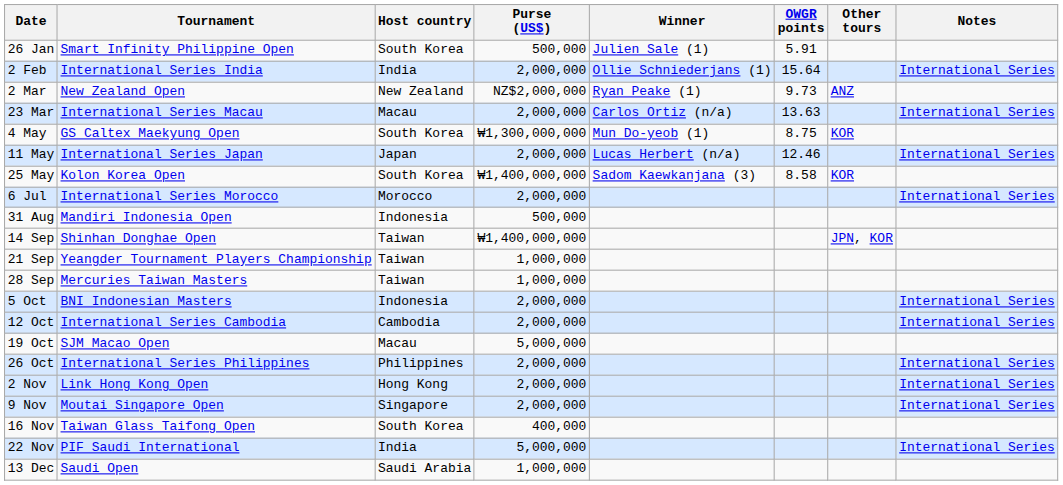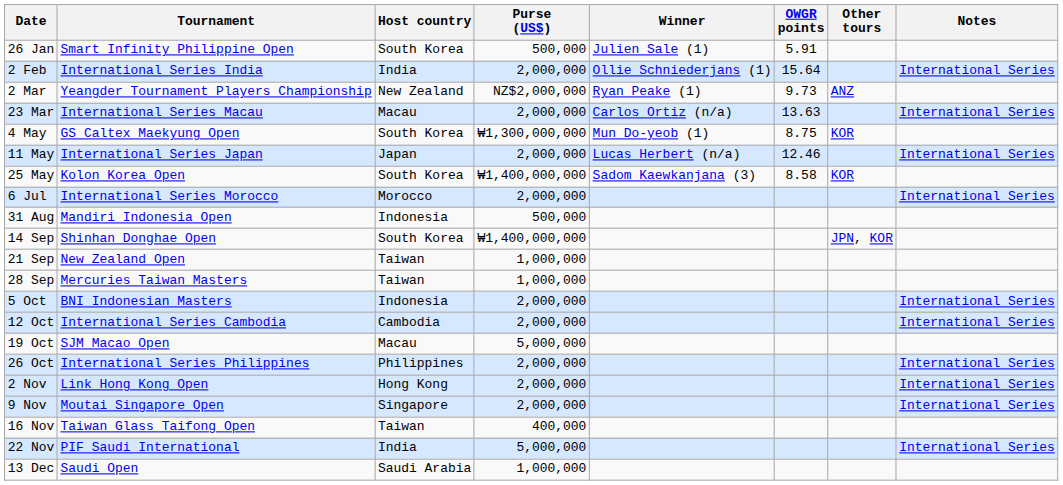(123, 93) New Zealand Open -> (216, 93) Yeangder Tournament Players Championship
(401, 239) Taiwan -> (421, 239) South Korea
(216, 260) Yeangder Tournament Players Championship -> (123, 260) New Zealand Open
(421, 428) South Korea -> (401, 428) Taiwan
